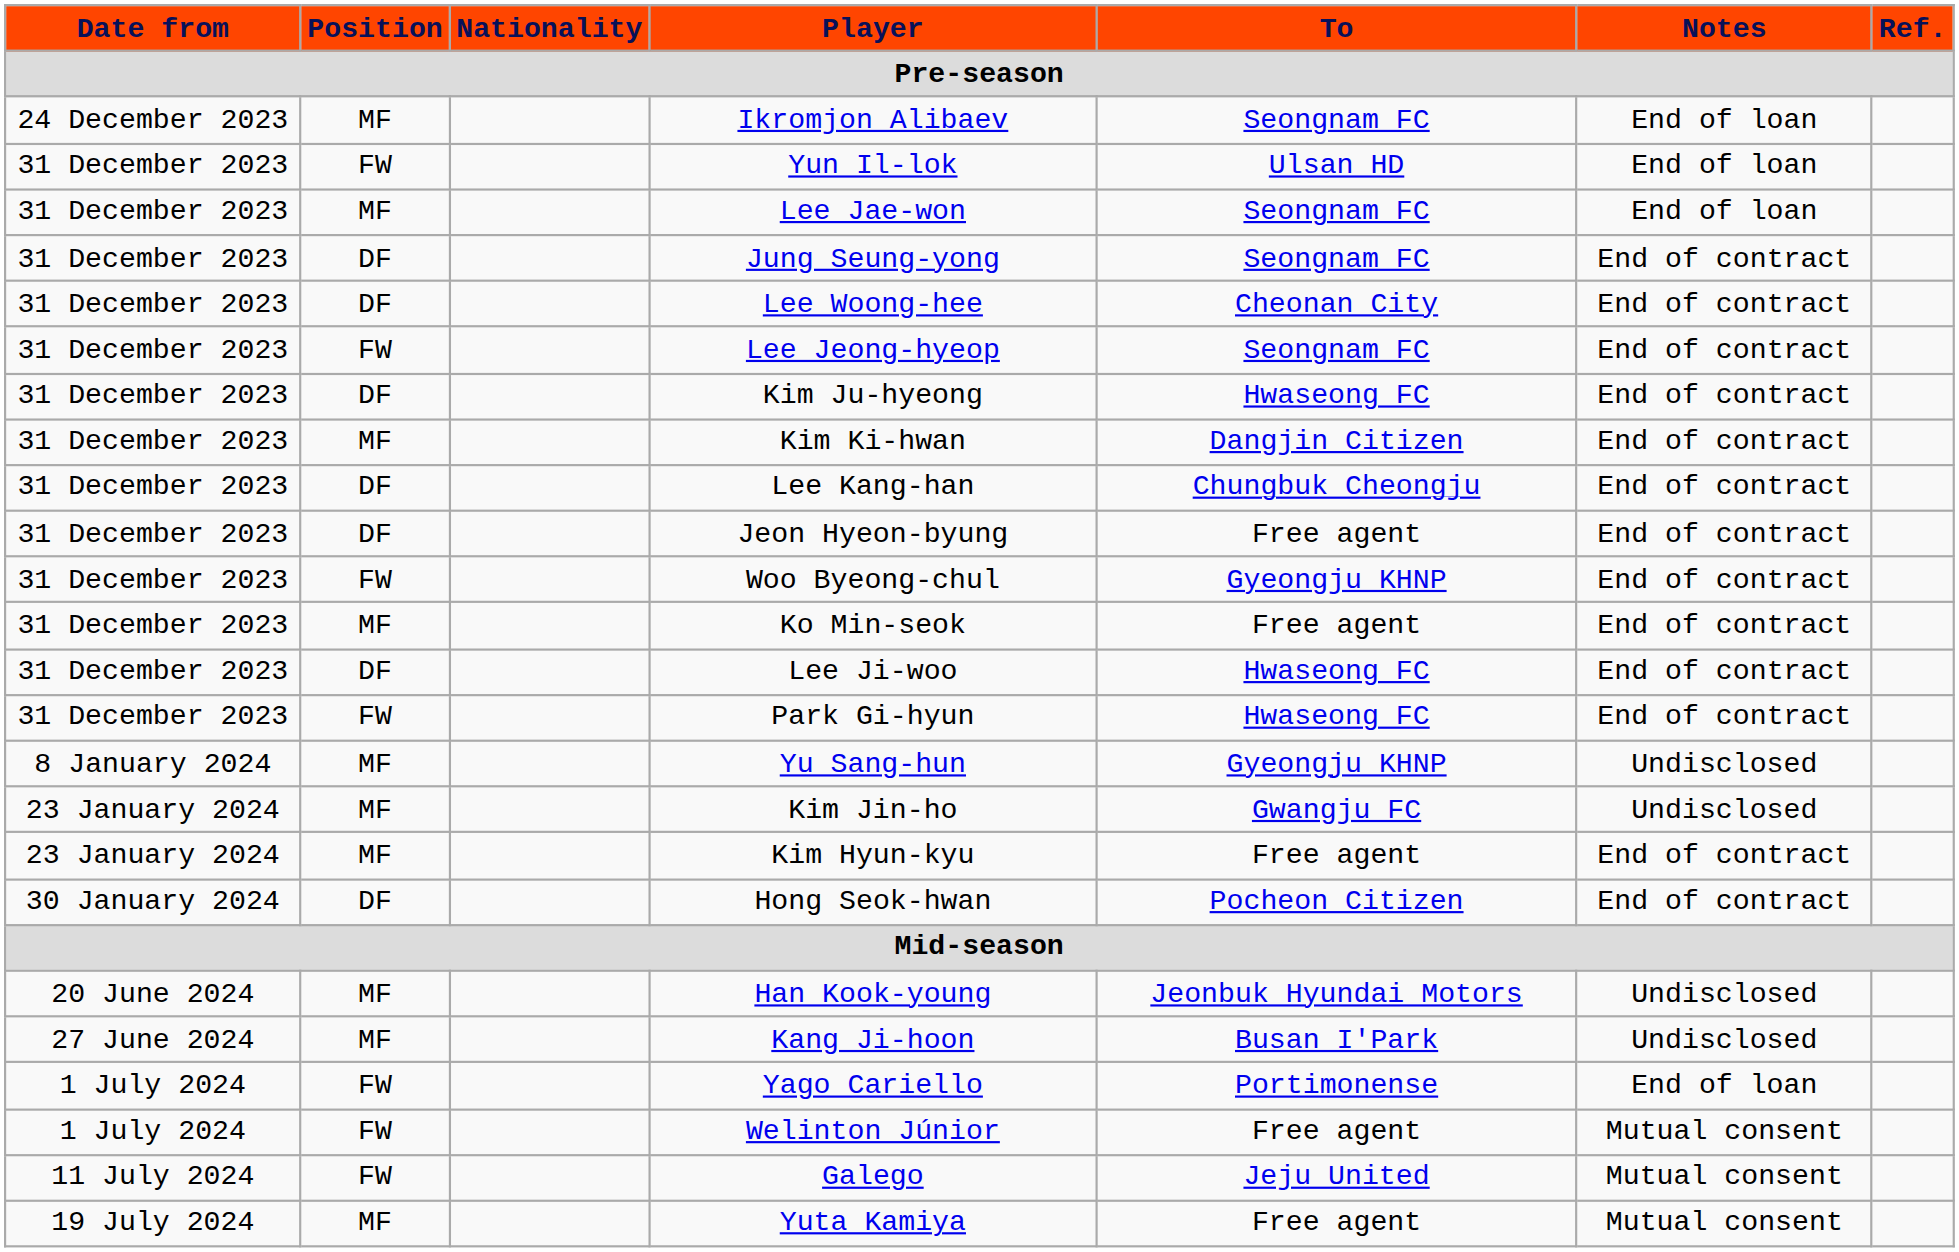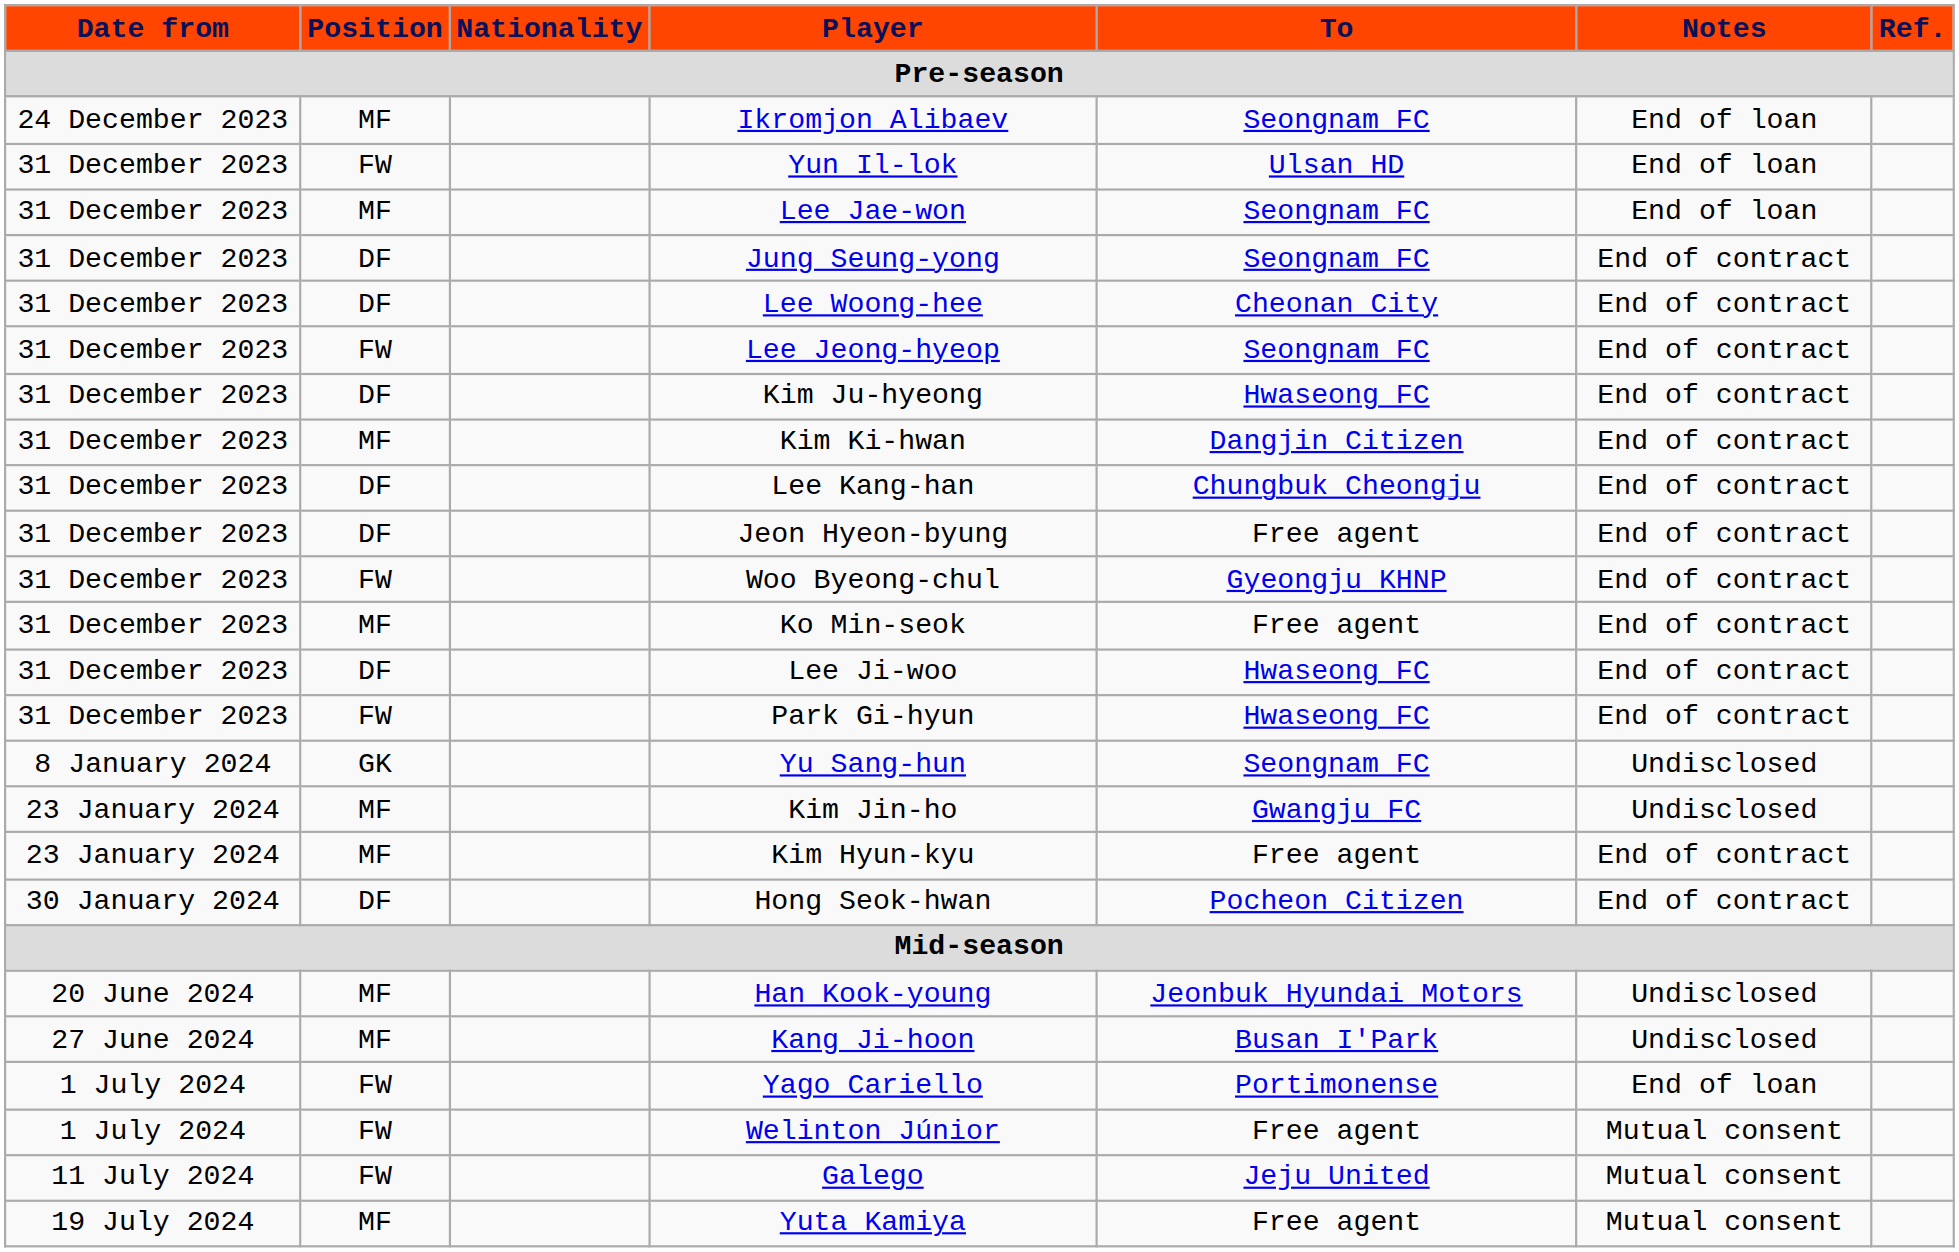(375, 764) MF -> (375, 764) GK
(1337, 764) Gyeongju KHNP -> (1337, 764) Seongnam FC
